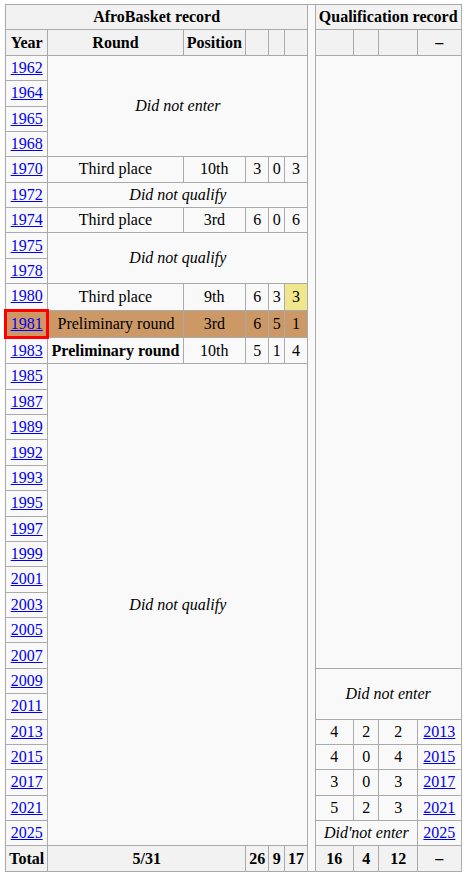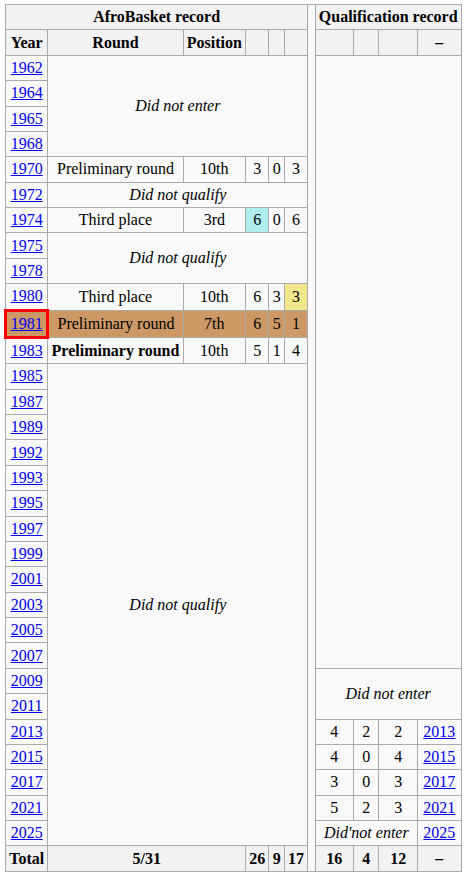(115, 169) Third place -> (115, 169) Preliminary round
(257, 220) no background -> (257, 220) paleturquoise background
(214, 296) 9th -> (214, 296) 10th
(214, 323) 3rd -> (214, 323) 7th
